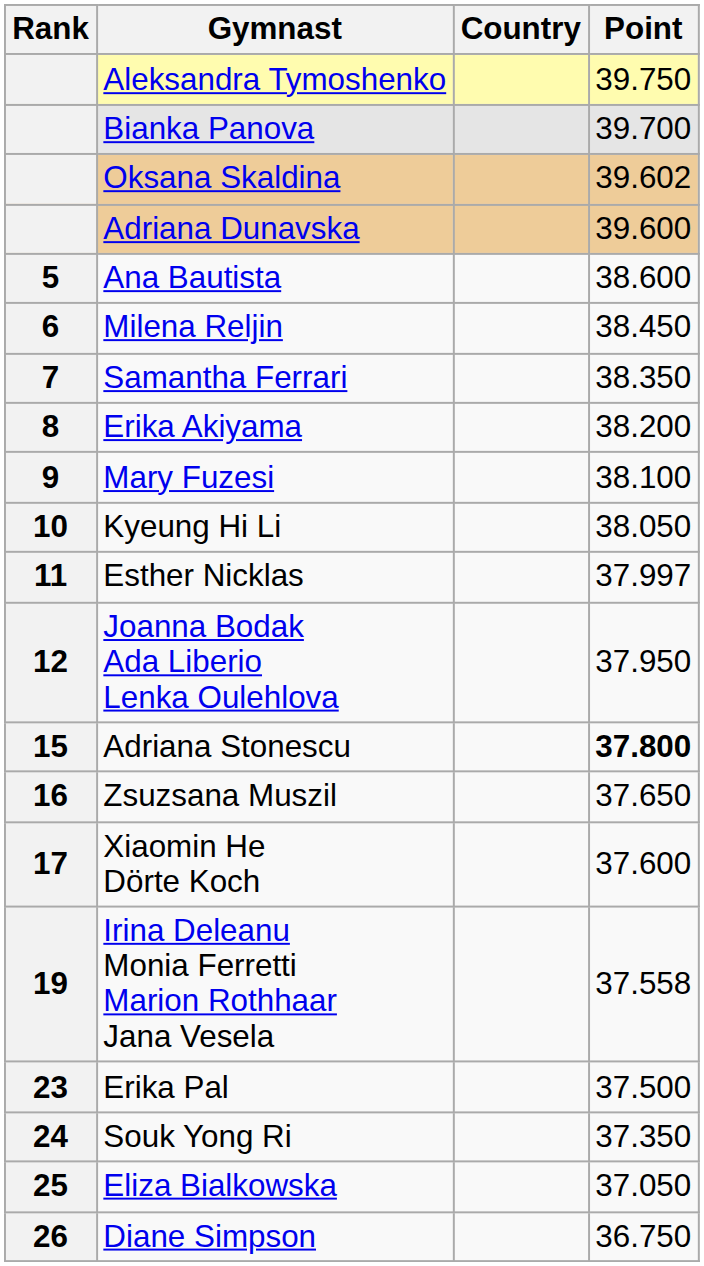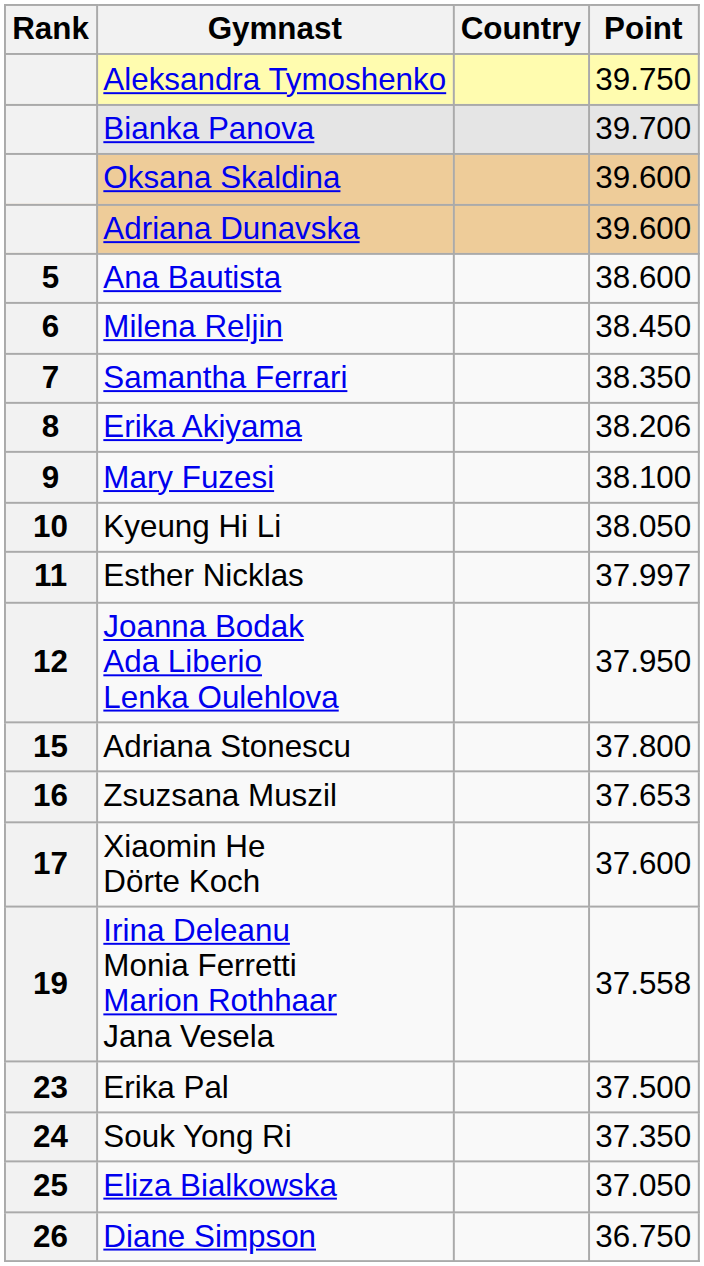(643, 178) 39.602 -> (643, 178) 39.600
(643, 427) 38.200 -> (643, 427) 38.206
(643, 746) bold -> (643, 746) normal
(643, 796) 37.650 -> (643, 796) 37.653
